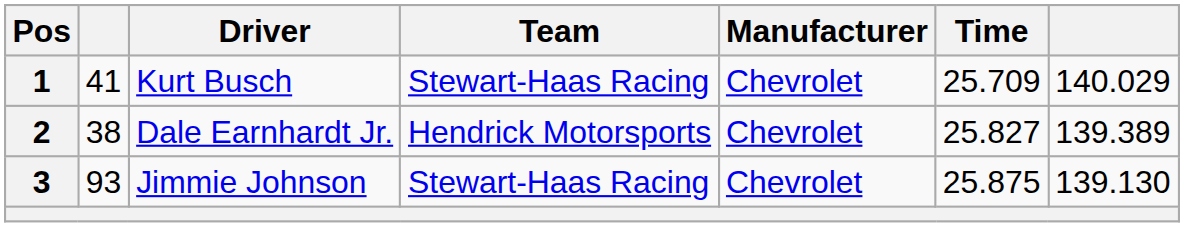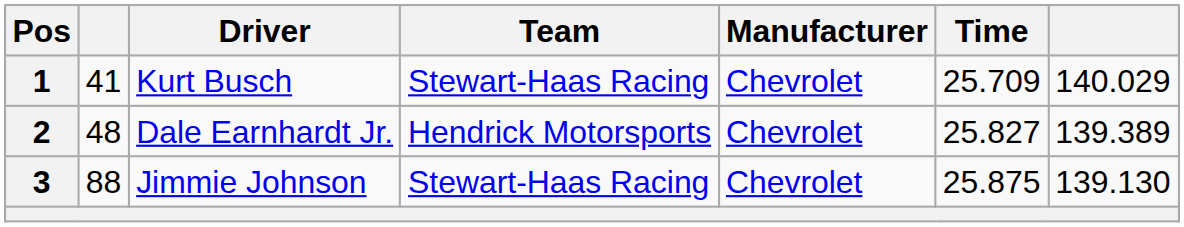(104, 132) 38 -> (104, 132) 48
(104, 182) 93 -> (104, 182) 88
